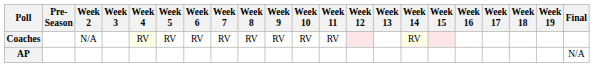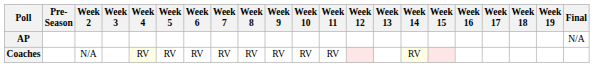rows swapped: (23, 55) <-> (23, 39)
